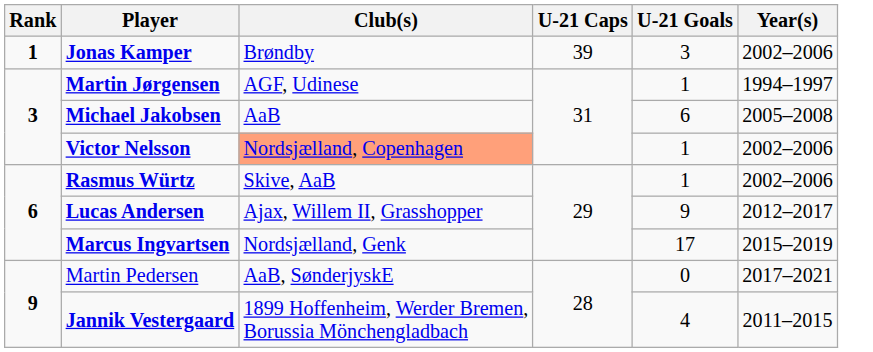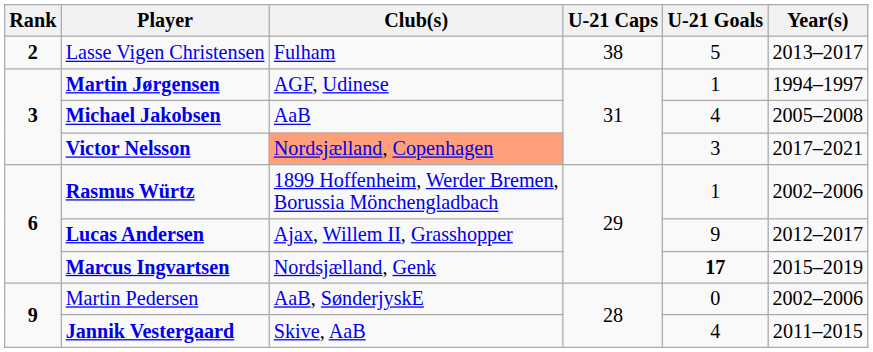- row: (129, 52)
+ row: (165, 52)
(685, 116) 6 -> (715, 116) 4
(685, 148) 1 -> (715, 148) 3
(788, 148) 2002–2006 -> (818, 148) 2017–2021
(289, 180) Skive, AaB -> (416, 191) 1899 Hoffenheim, Werder Bremen, Borussia Mönchengladbach
(685, 244) normal -> (715, 266) bold
(788, 276) 2017–2021 -> (818, 298) 2002–2006
(386, 319) 1899 Hoffenheim, Werder Bremen, Borussia Mönchengladbach -> (320, 330) Skive, AaB
